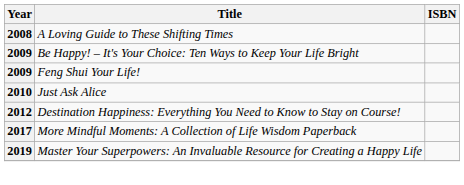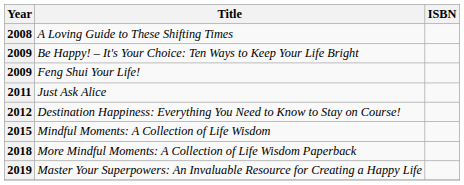(20, 92) 2010 -> (20, 92) 2011
+ row: (154, 131)
(20, 131) 2017 -> (20, 151) 2018
